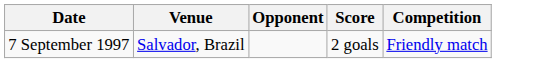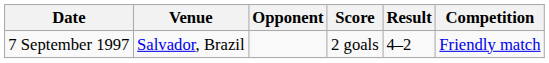+ column: (409, 17)
